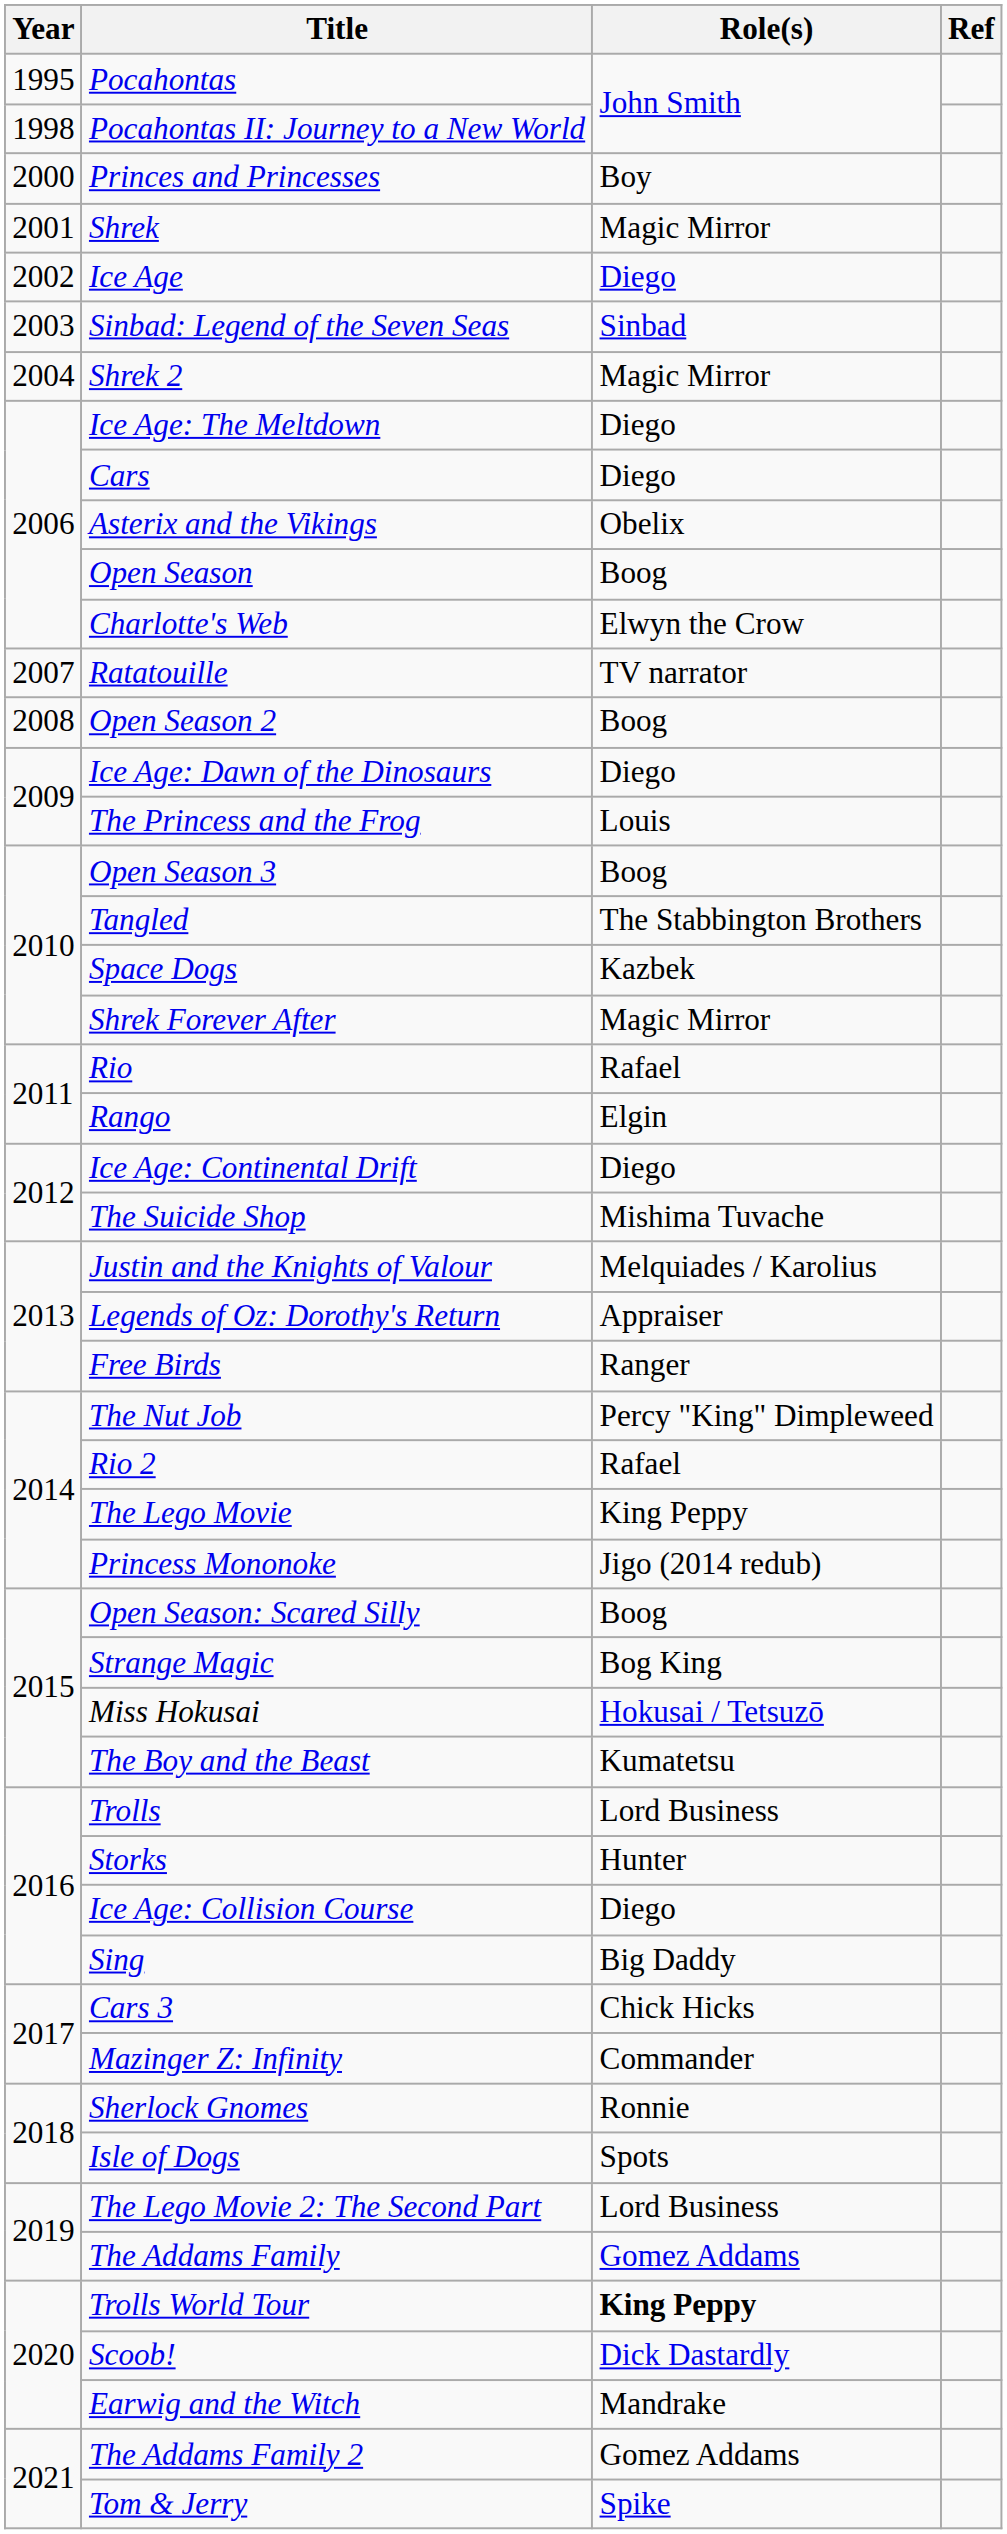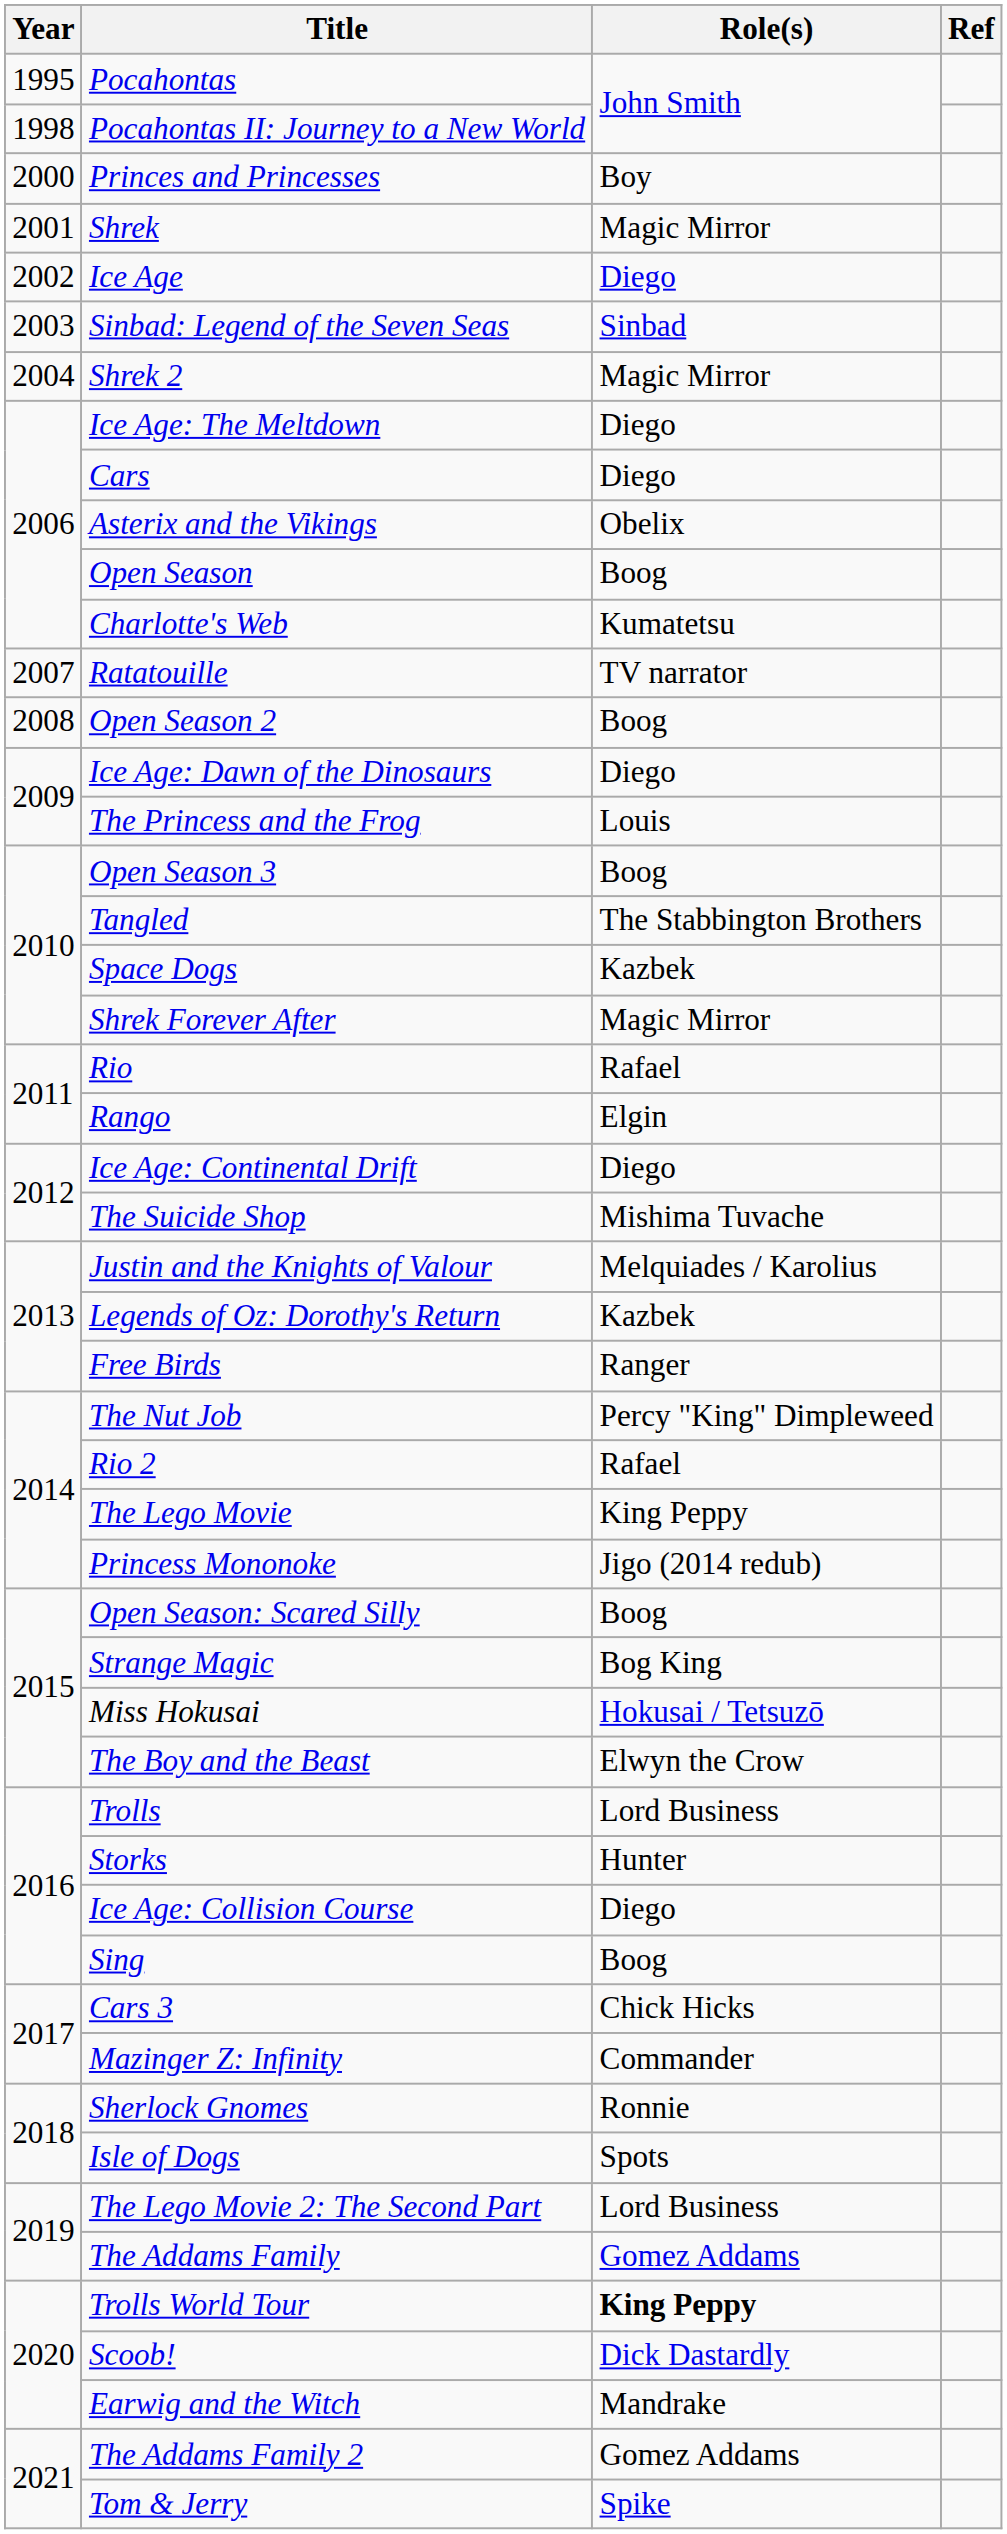(702, 623) Elwyn the Crow -> (667, 623) Kumatetsu
(661, 1315) Appraiser -> (647, 1315) Kazbek
(667, 1761) Kumatetsu -> (702, 1761) Elwyn the Crow
(668, 1959) Big Daddy -> (633, 1959) Boog
